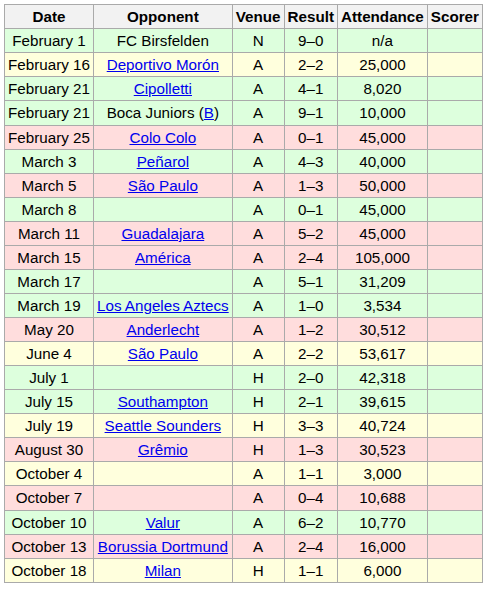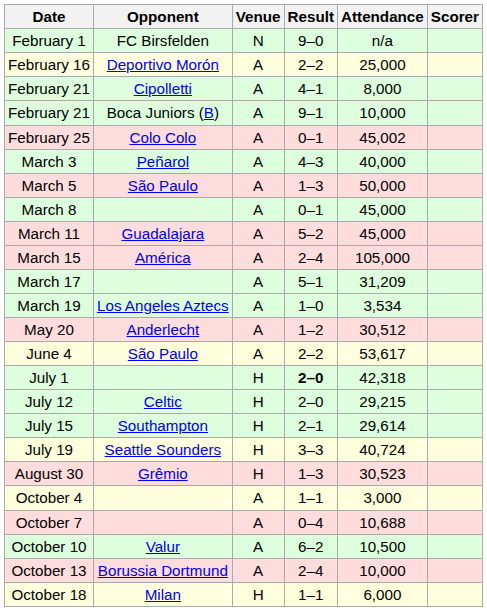(382, 89) 8,020 -> (382, 89) 8,000
(382, 137) 45,000 -> (382, 137) 45,002
(311, 378) normal -> (311, 378) bold
+ row: (49, 402)
(382, 402) 39,615 -> (382, 426) 29,614
(382, 522) 10,770 -> (382, 546) 10,500
(382, 546) 16,000 -> (382, 570) 10,000
